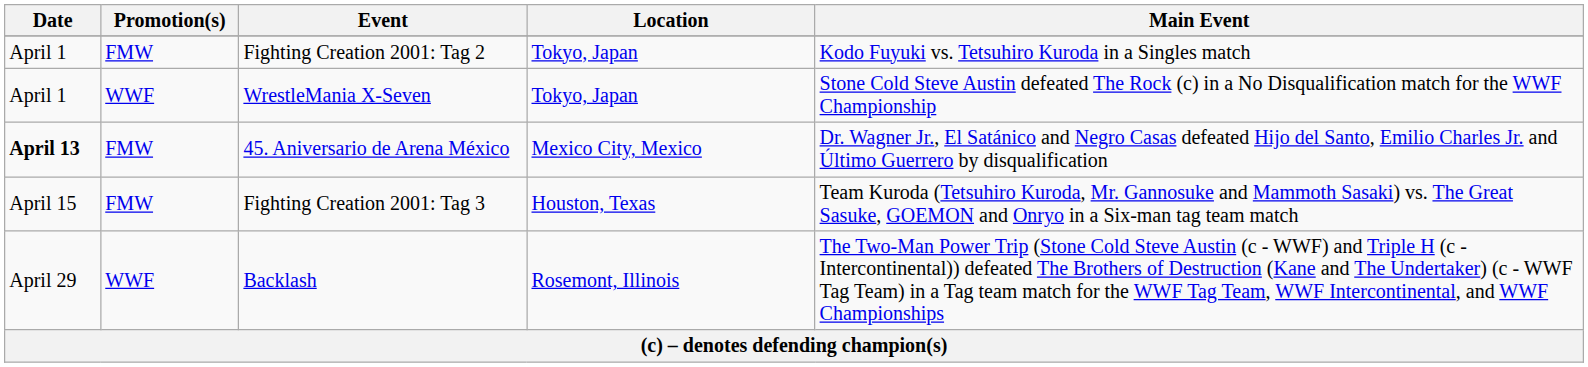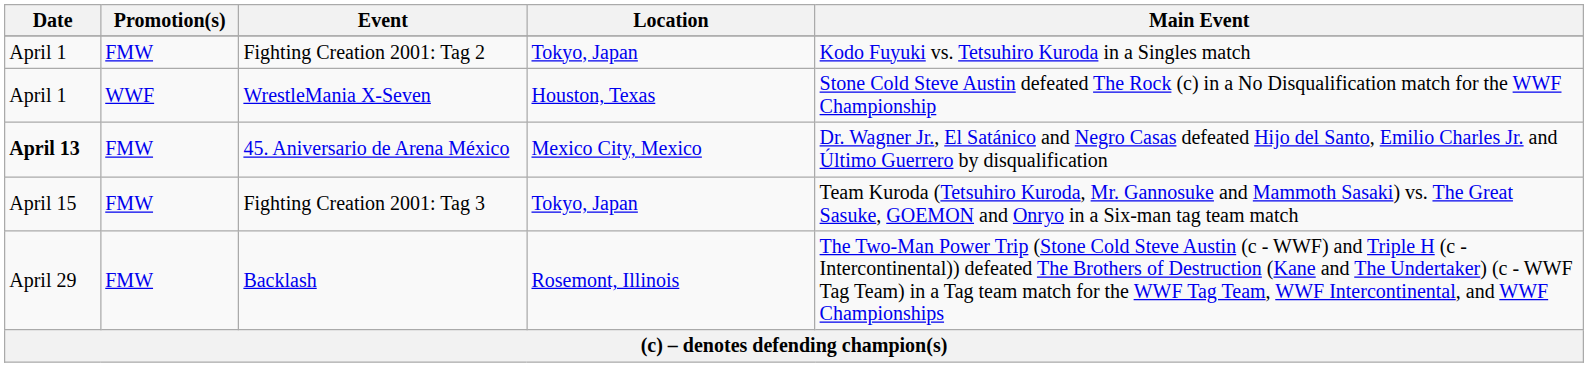(585, 95) Tokyo, Japan -> (593, 95) Houston, Texas
(593, 203) Houston, Texas -> (585, 203) Tokyo, Japan
(130, 280) WWF -> (129, 280) FMW
